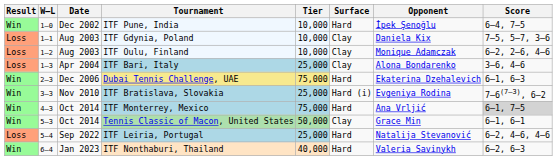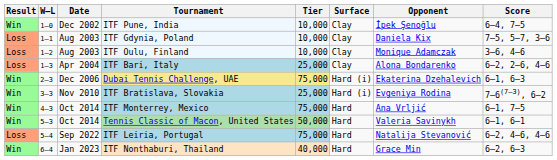(342, 25) Hard -> (342, 25) Clay
(517, 52) 6–2, 2–6, 4–6 -> (505, 52) 3–6, 4–6
(505, 65) 3–6, 4–6 -> (517, 65) 6–2, 2–6, 4–6
(342, 79) Hard -> (352, 79) Hard (i)
(505, 108) lightgrey background -> (505, 108) no background
(342, 122) Clay -> (342, 122) Hard
(398, 122) Grace Min -> (416, 122) Valeria Savinykh
(313, 135) 25,000 -> (313, 135) 75,000
(416, 149) Valeria Savinykh -> (398, 149) Grace Min
